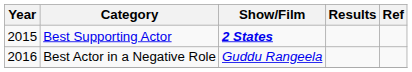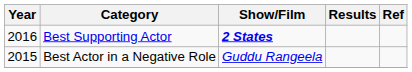(22, 36) 2015 -> (22, 36) 2016
(22, 57) 2016 -> (22, 57) 2015
